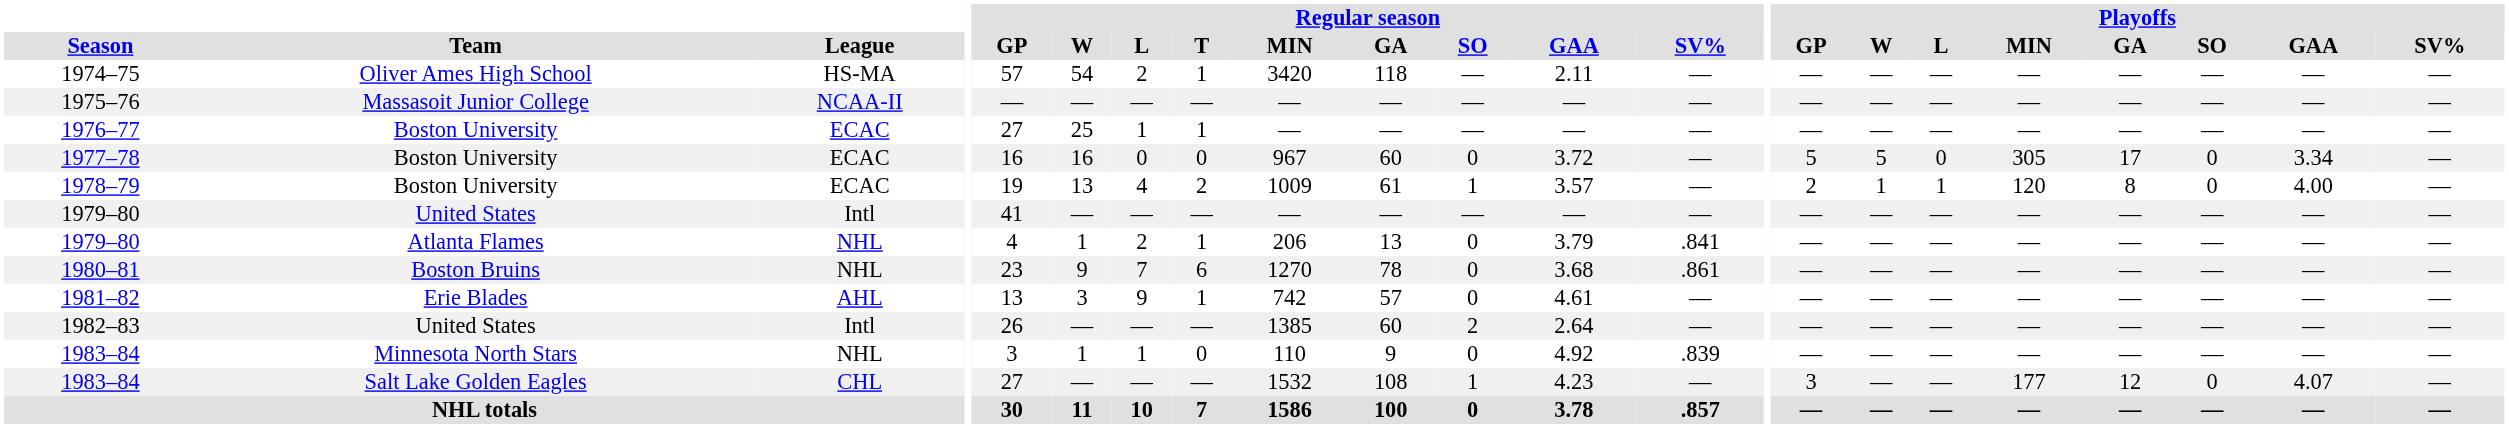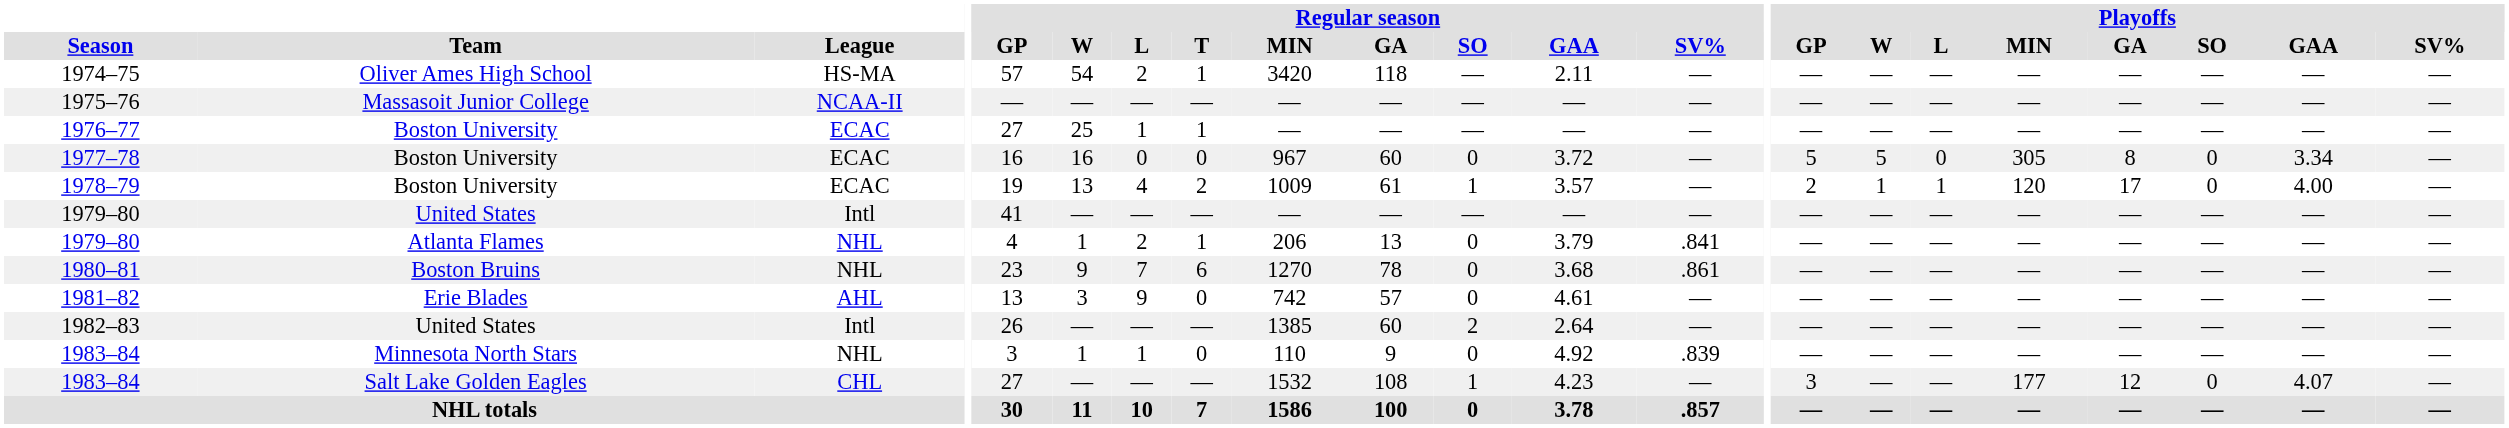(2130, 157) 17 -> (2130, 157) 8
(2130, 185) 8 -> (2130, 185) 17
(1202, 297) 1 -> (1202, 297) 0
